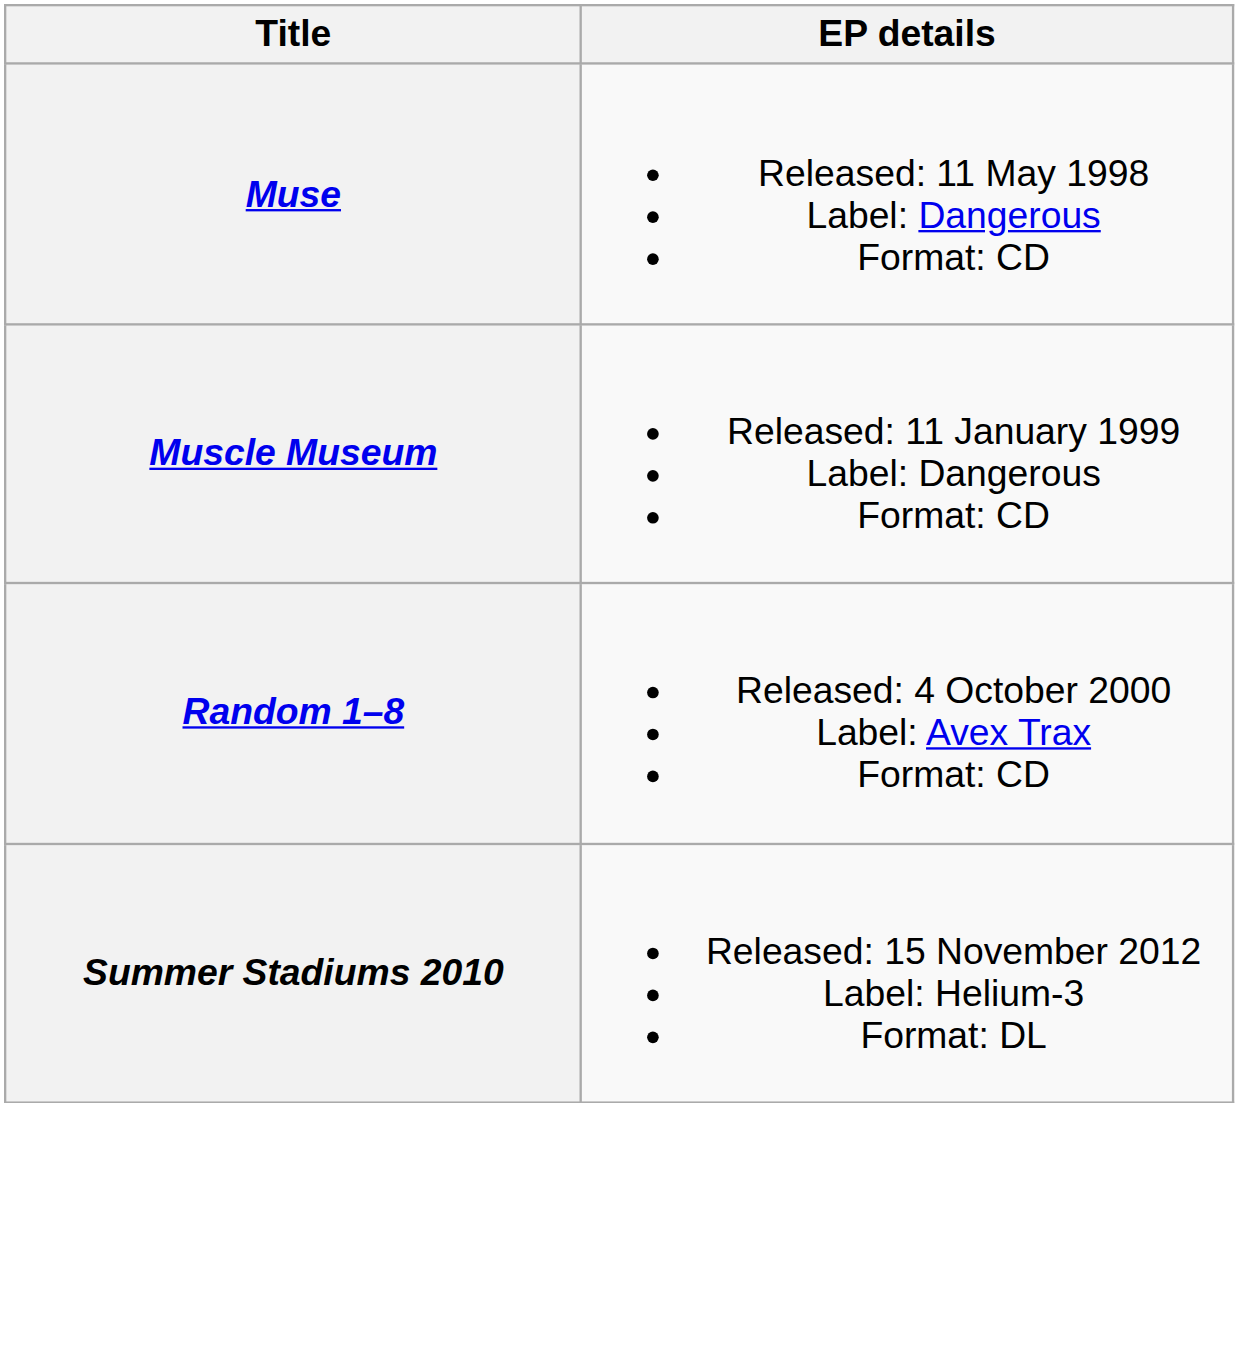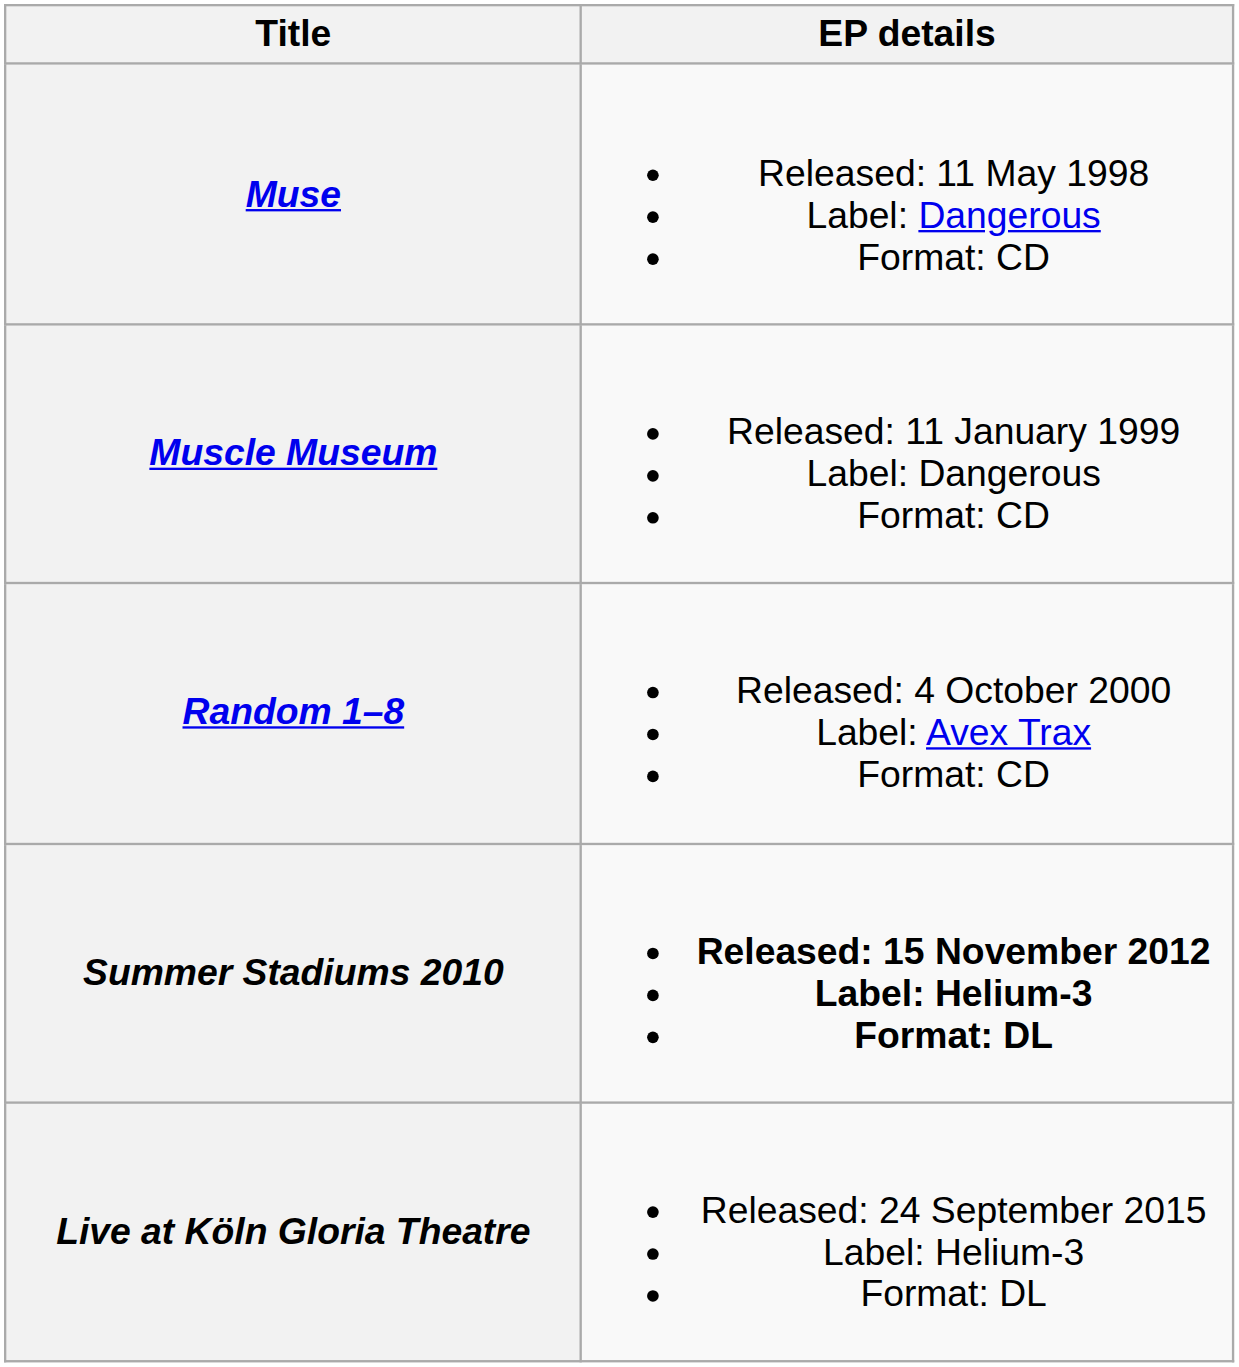(907, 994) normal -> (907, 994) bold
+ row: (293, 1231)
